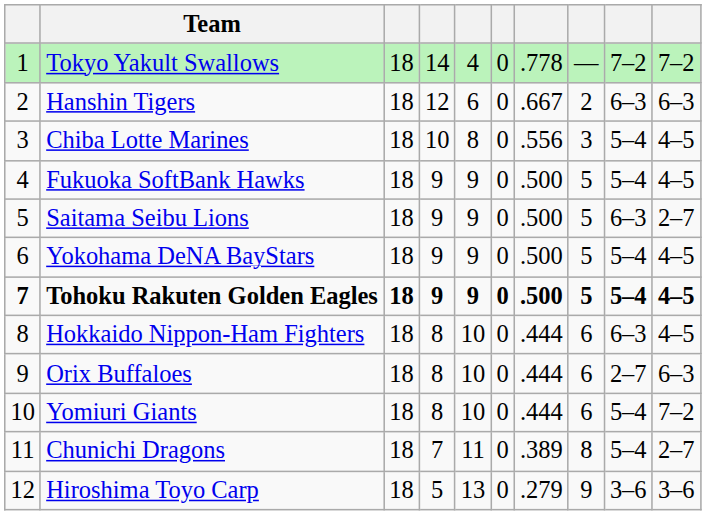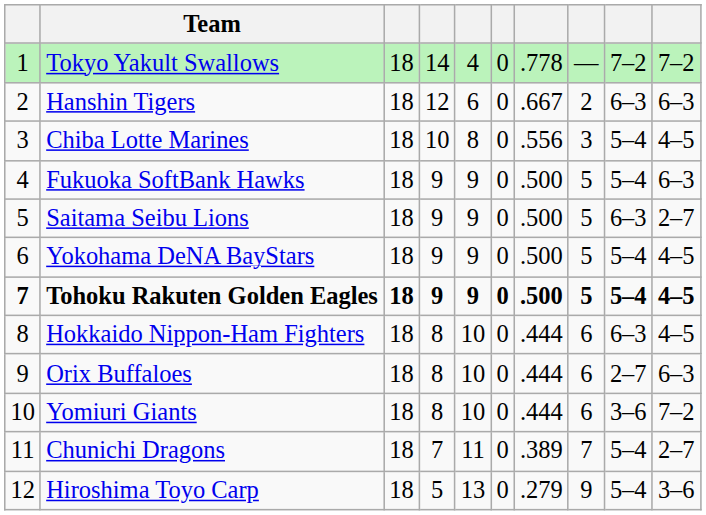(676, 179) 4–5 -> (676, 179) 6–3
(628, 412) 5–4 -> (628, 412) 3–6
(586, 450) 8 -> (586, 450) 7
(628, 489) 3–6 -> (628, 489) 5–4
